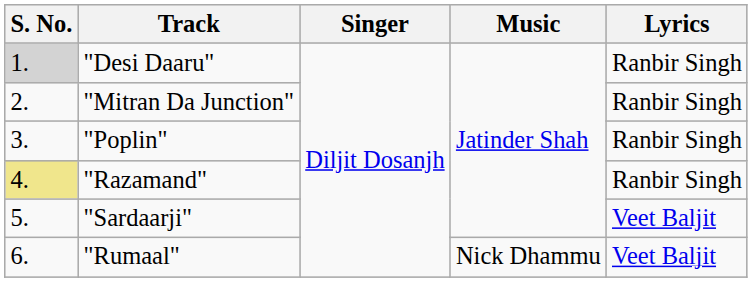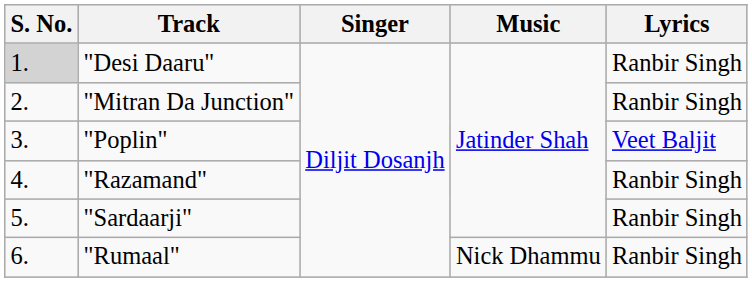(677, 140) Ranbir Singh -> (664, 140) Veet Baljit
(20, 179) khaki background -> (20, 179) no background
(664, 218) Veet Baljit -> (677, 218) Ranbir Singh
(664, 256) Veet Baljit -> (677, 256) Ranbir Singh
